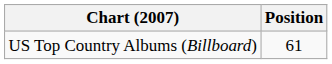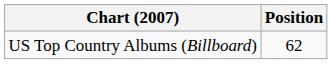(294, 44) 61 -> (294, 44) 62
